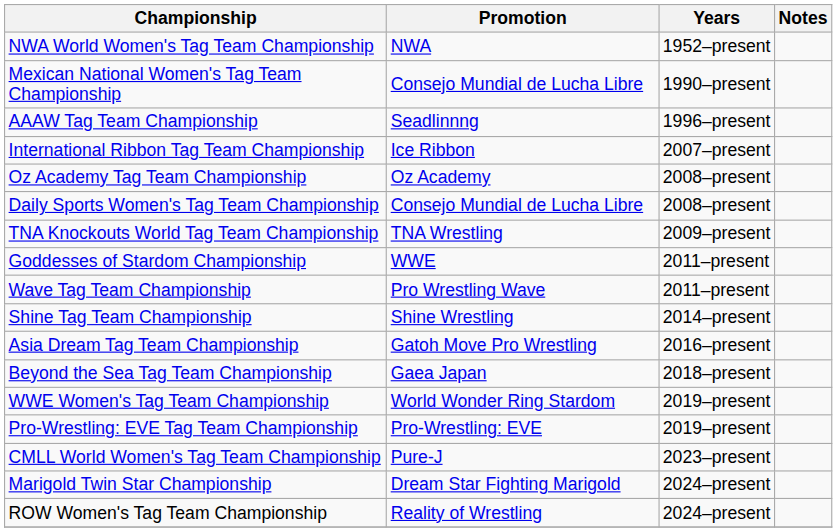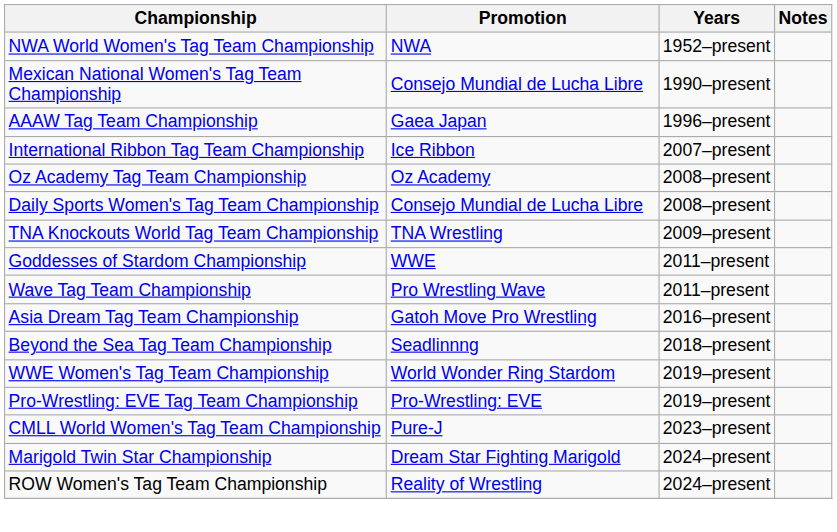(435, 121) Seadlinnng -> (439, 121) Gaea Japan
- row: (130, 317)
(439, 373) Gaea Japan -> (435, 345) Seadlinnng
